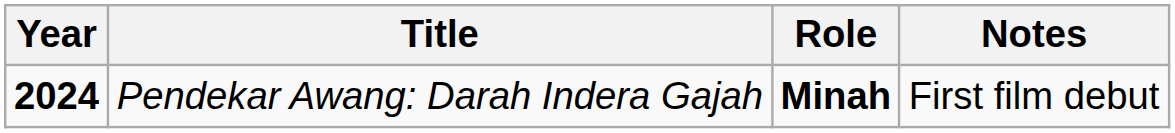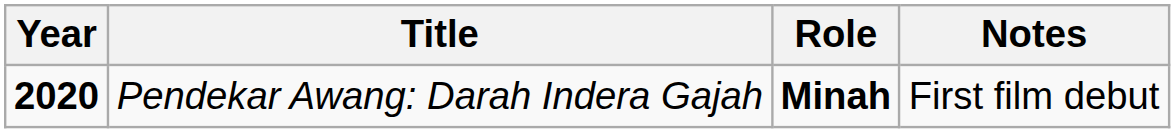(57, 95) 2024 -> (57, 95) 2020
